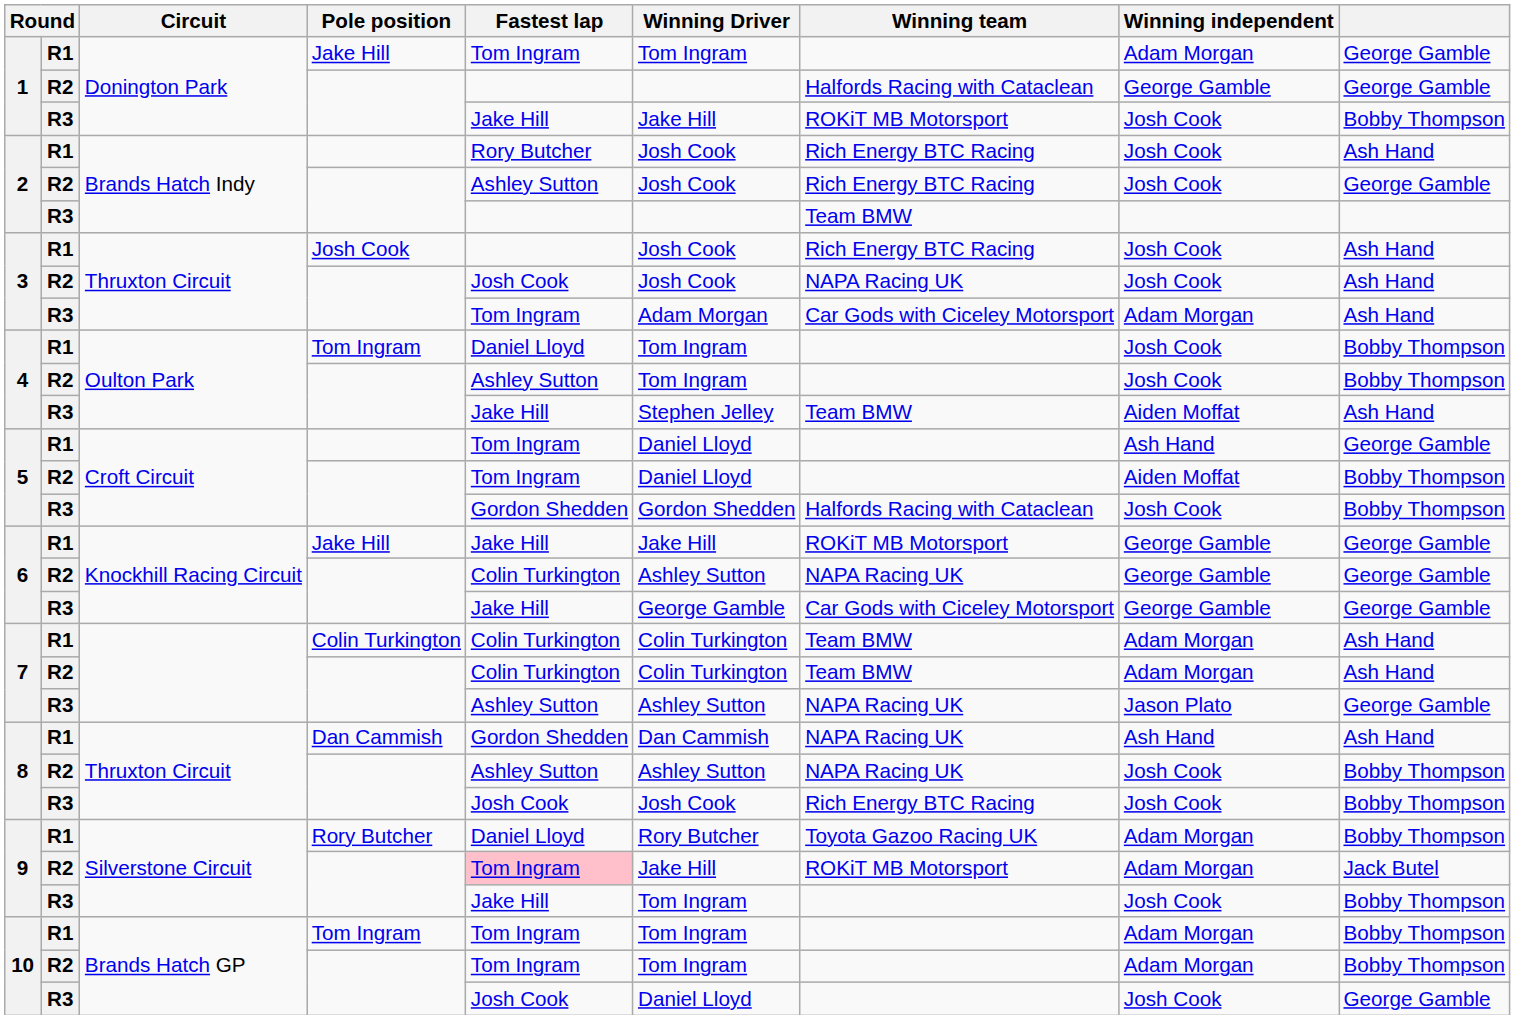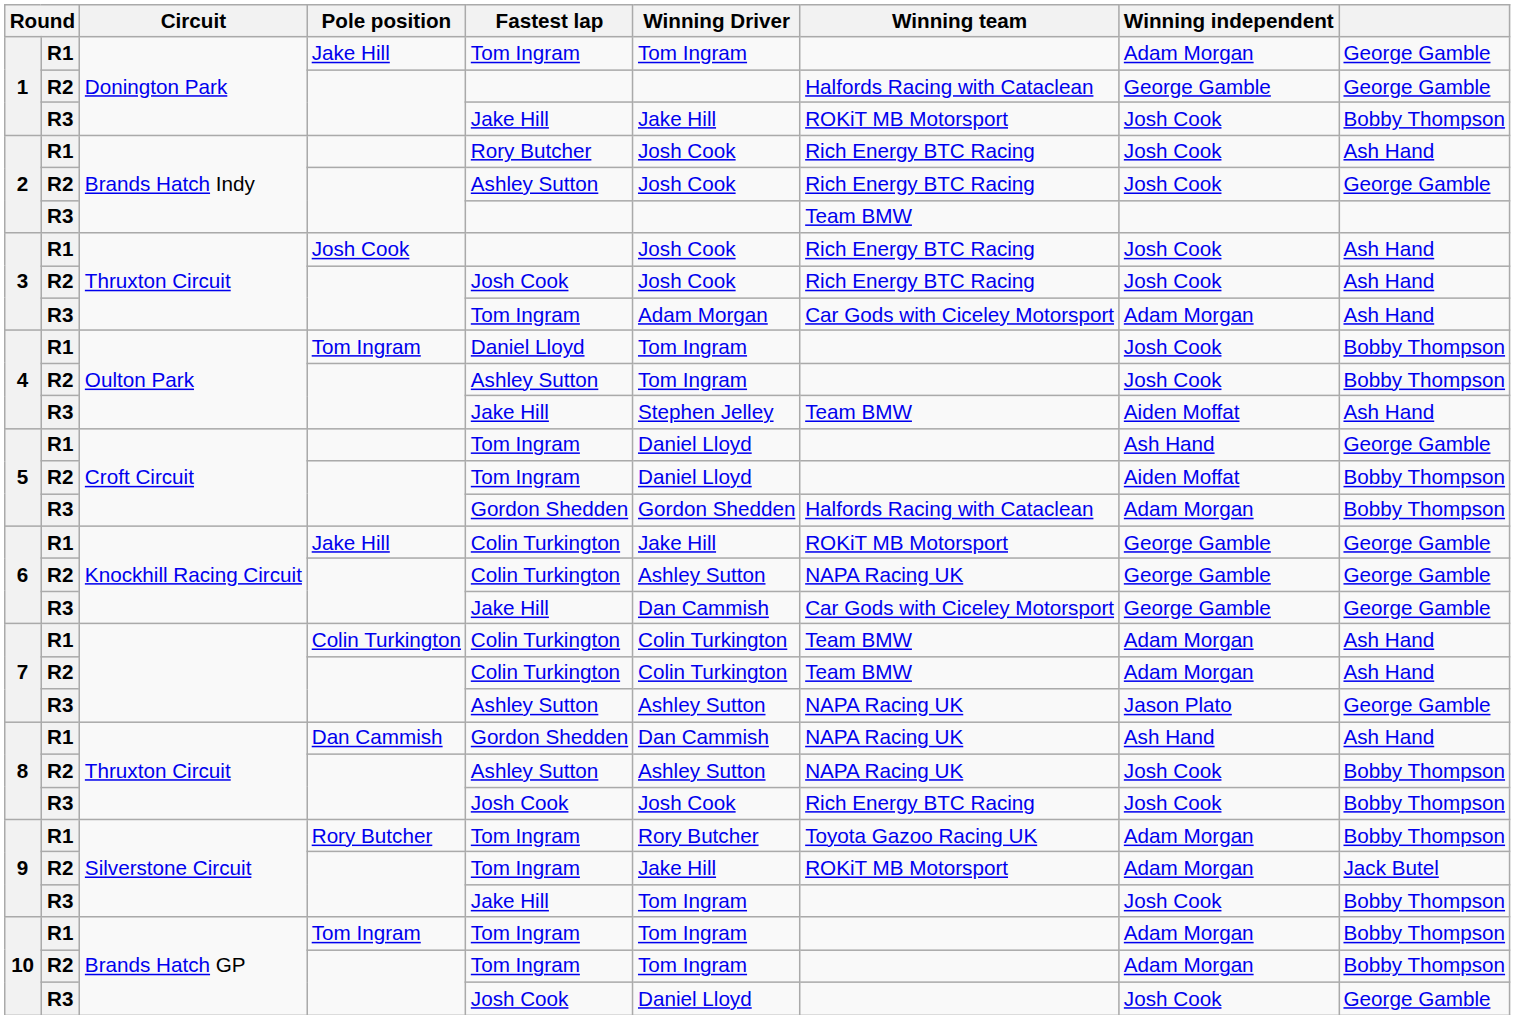(884, 281) NAPA Racing UK -> (920, 281) Rich Energy BTC Racing
(1173, 509) Josh Cook -> (1189, 509) Adam Morgan
(510, 542) Jake Hill -> (545, 542) Colin Turkington
(711, 607) George Gamble -> (703, 607) Dan Cammish
(528, 835) Daniel Lloyd -> (525, 835) Tom Ingram
(525, 868) pink background -> (525, 868) no background
